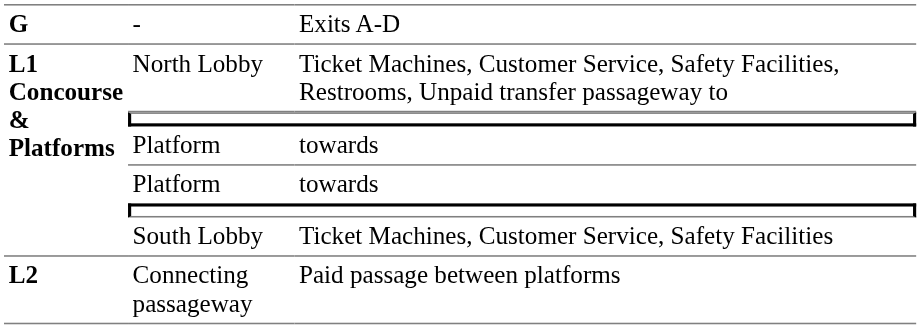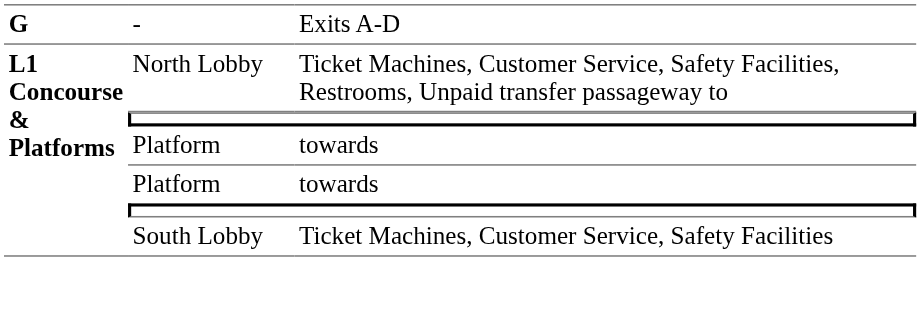- row: (193, 289)
